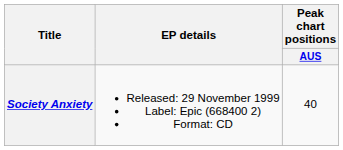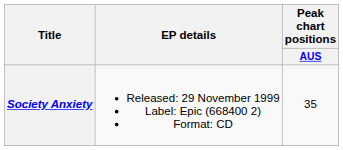(310, 105) 40 -> (310, 105) 35
